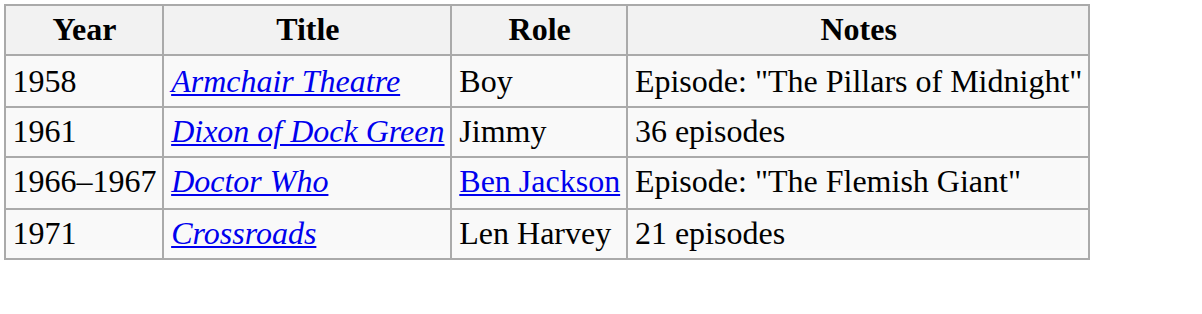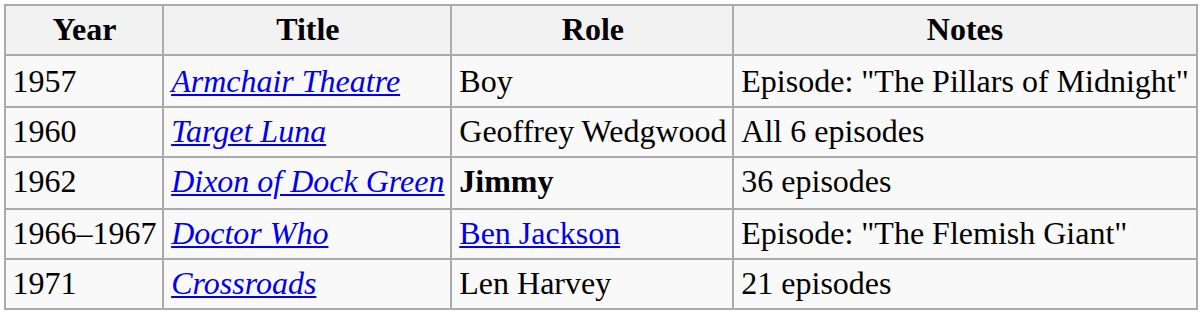(44, 80) 1958 -> (44, 80) 1957
+ row: (249, 131)
(44, 131) 1961 -> (44, 182) 1962
(503, 131) normal -> (506, 182) bold
